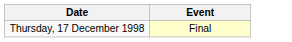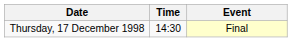+ column: (168, 12)
